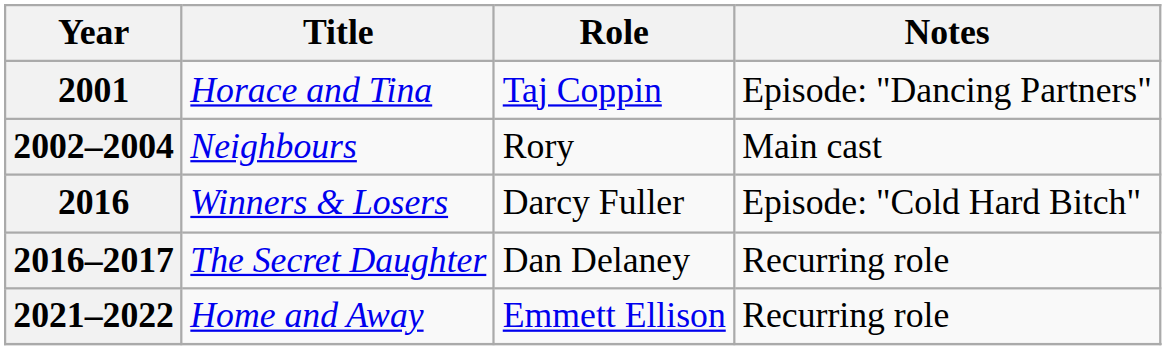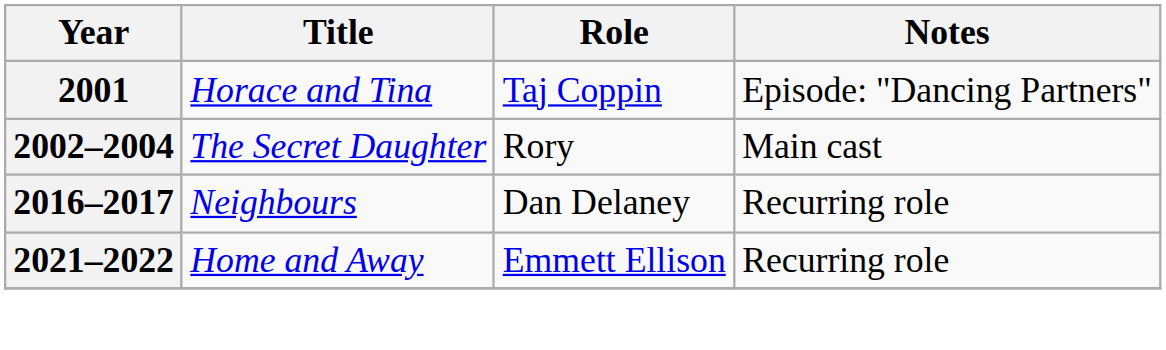(274, 145) Neighbours -> (338, 145) The Secret Daughter
- row: (94, 202)
(338, 259) The Secret Daughter -> (274, 202) Neighbours
